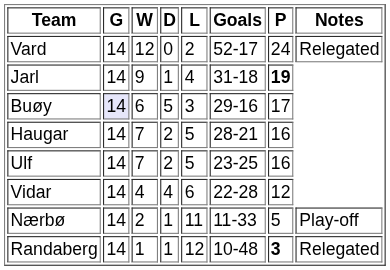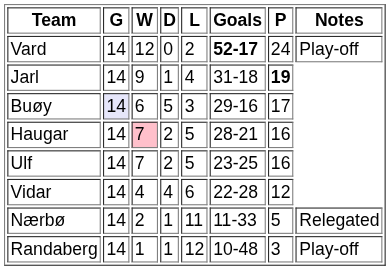(236, 49) normal -> (236, 49) bold
(339, 49) Relegated -> (329, 49) Play-off
(140, 134) no background -> (140, 134) pink background
(329, 220) Play-off -> (339, 220) Relegated
(276, 249) bold -> (276, 249) normal
(339, 249) Relegated -> (329, 249) Play-off
